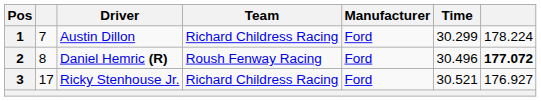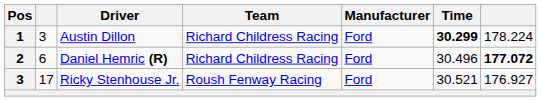(42, 37) 7 -> (42, 37) 3
(457, 37) normal -> (457, 37) bold
(42, 58) 8 -> (42, 58) 6
(254, 58) Roush Fenway Racing -> (262, 58) Richard Childress Racing
(262, 80) Richard Childress Racing -> (254, 80) Roush Fenway Racing
